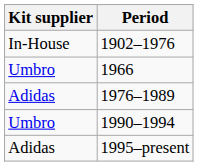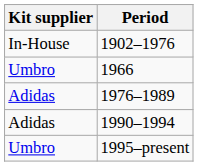(32, 122) Umbro -> (32, 122) Adidas
(32, 148) Adidas -> (32, 148) Umbro
